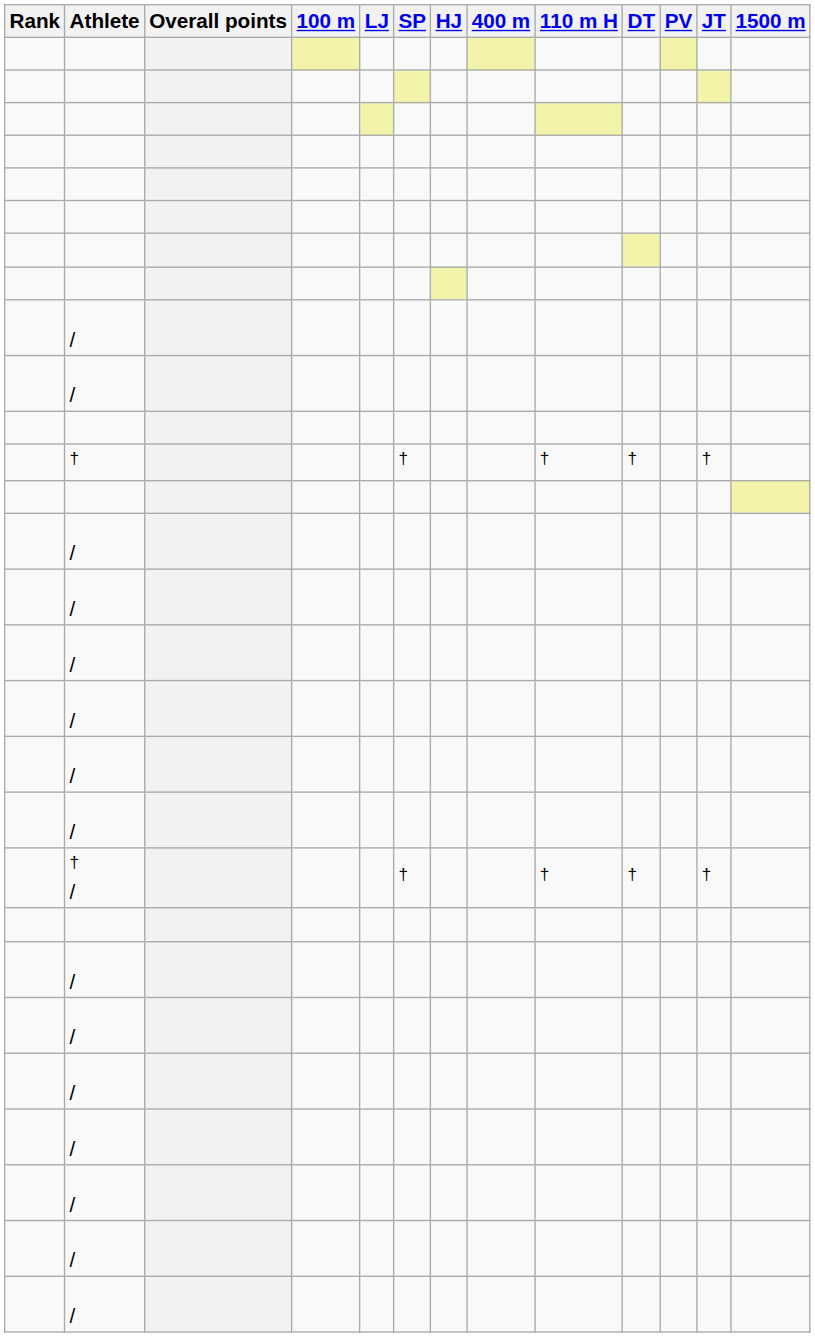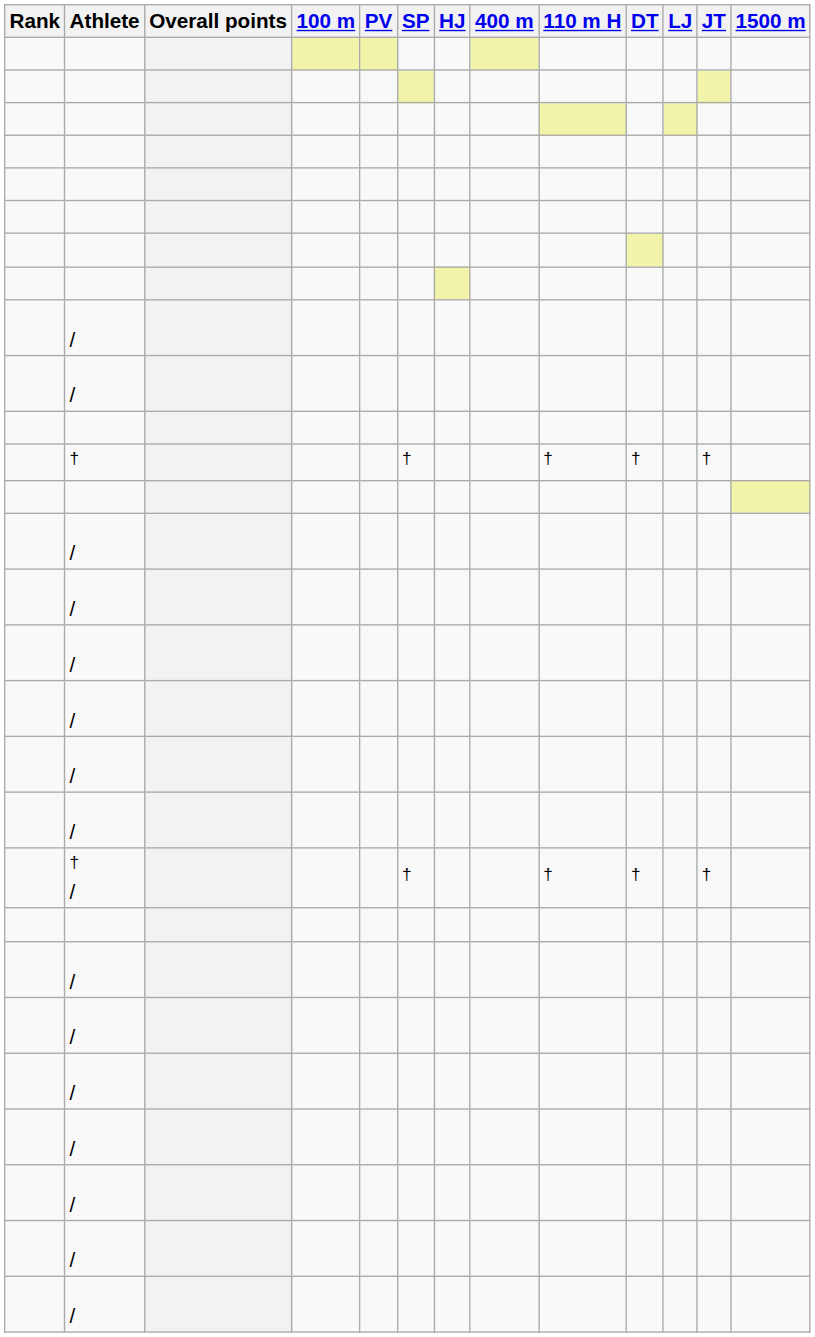columns swapped: (377, 21) <-> (678, 21)
